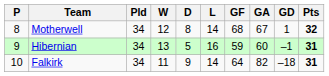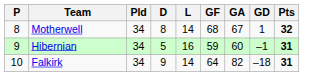- column: (163, 12)
